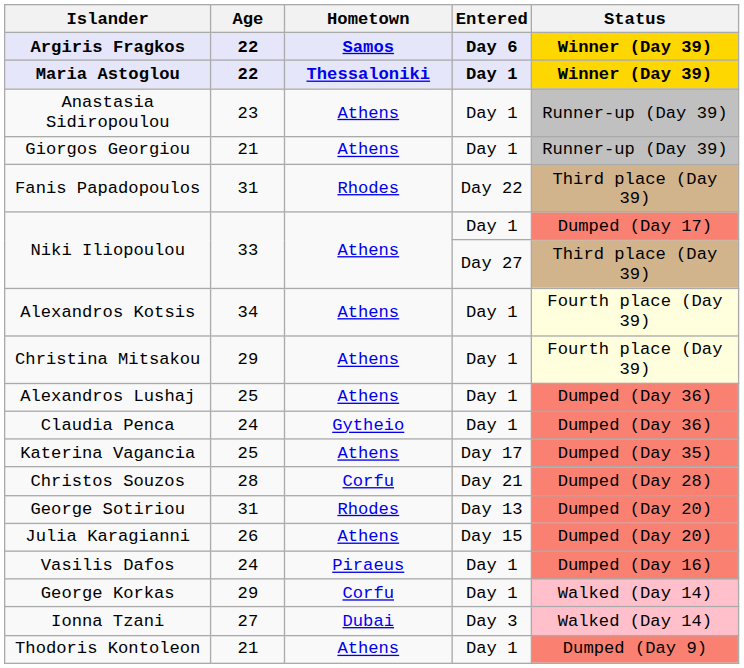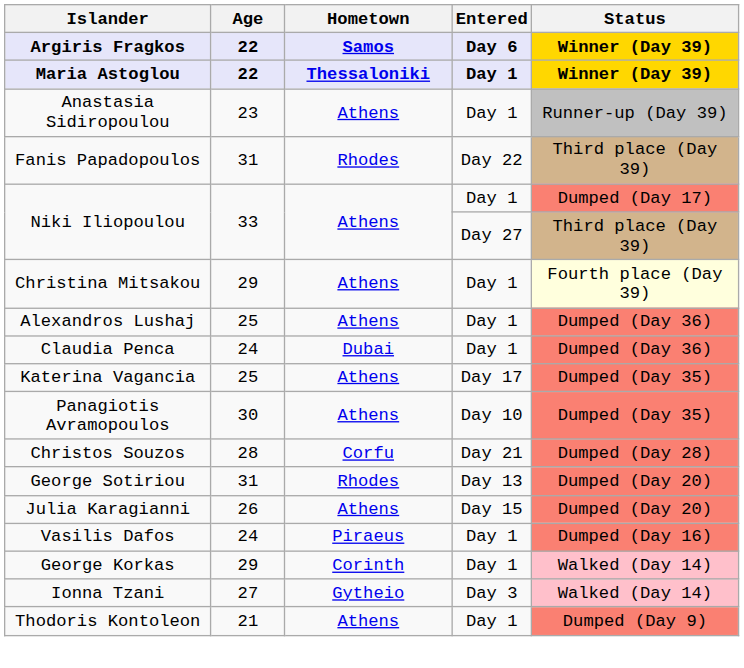- row: (108, 150)
- row: (108, 312)
(368, 425) Gytheio -> (368, 350) Dubai
+ row: (108, 415)
(368, 593) Corfu -> (368, 565) Corinth
(368, 621) Dubai -> (368, 593) Gytheio
